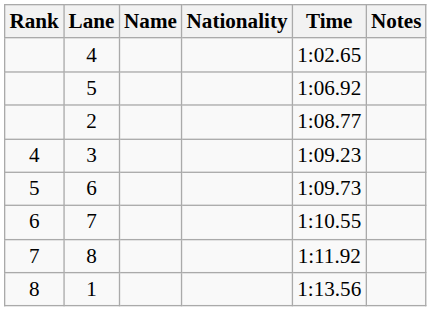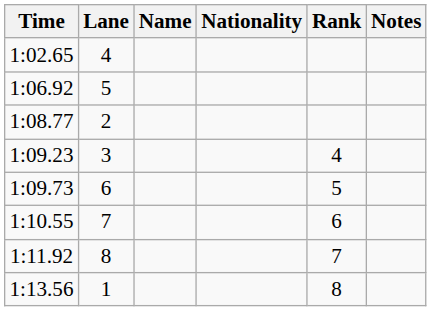columns swapped: (34, 21) <-> (329, 21)
